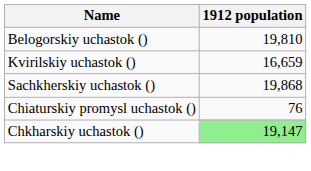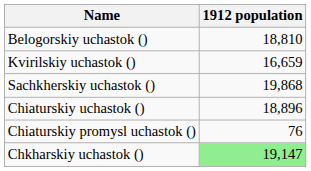(282, 39) 19,810 -> (282, 39) 18,810
+ row: (76, 108)
